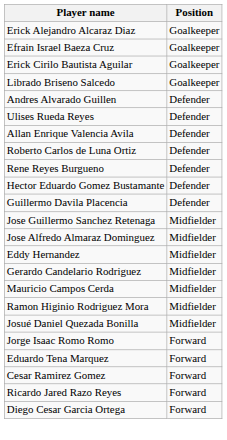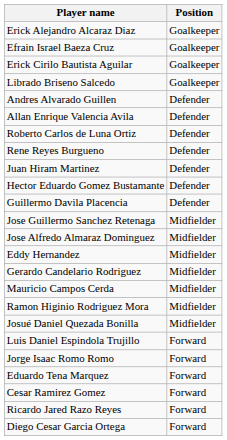- row: (50, 116)
+ row: (53, 168)
+ row: (73, 340)
